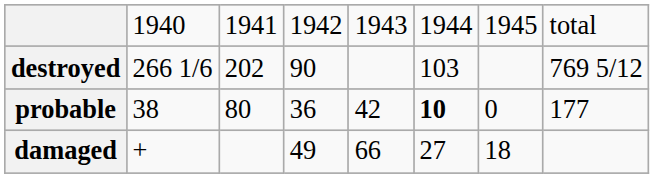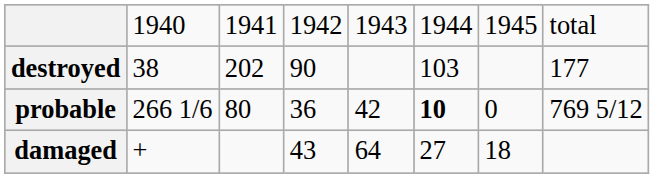(173, 67) 266 1/6 -> (146, 67) 38
(596, 67) 769 5/12 -> (569, 67) 177
(146, 109) 38 -> (173, 109) 266 1/6
(569, 109) 177 -> (596, 109) 769 5/12
(303, 151) 49 -> (303, 151) 43
(368, 151) 66 -> (368, 151) 64
